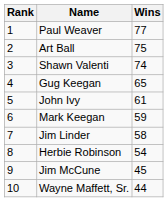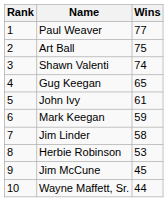(140, 153) 54 -> (140, 153) 53
